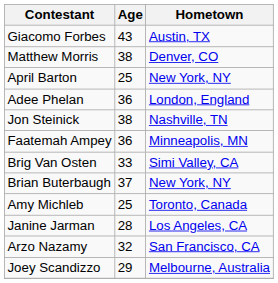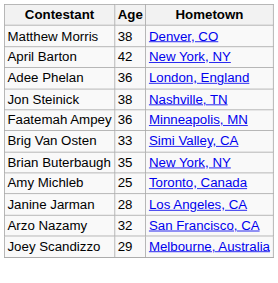- row: (57, 36)
(125, 78) 25 -> (125, 57) 42
(125, 183) 37 -> (125, 162) 35
